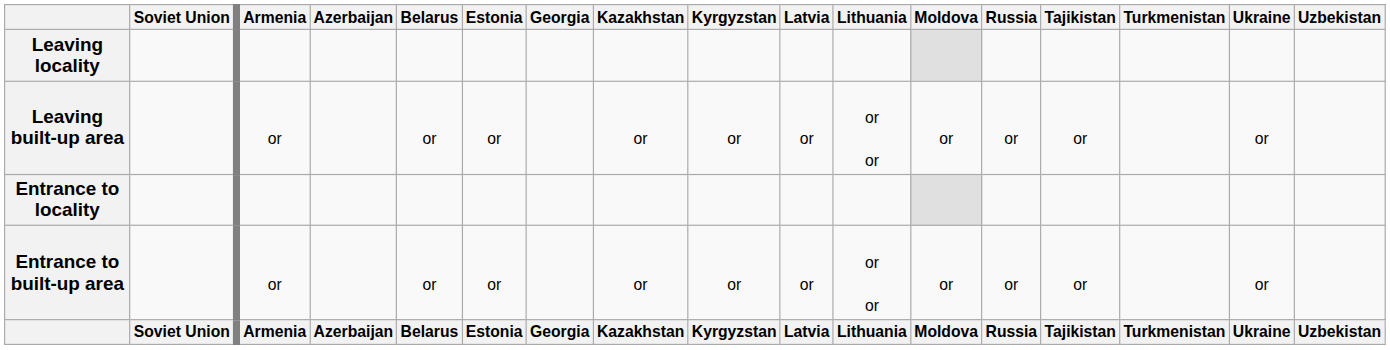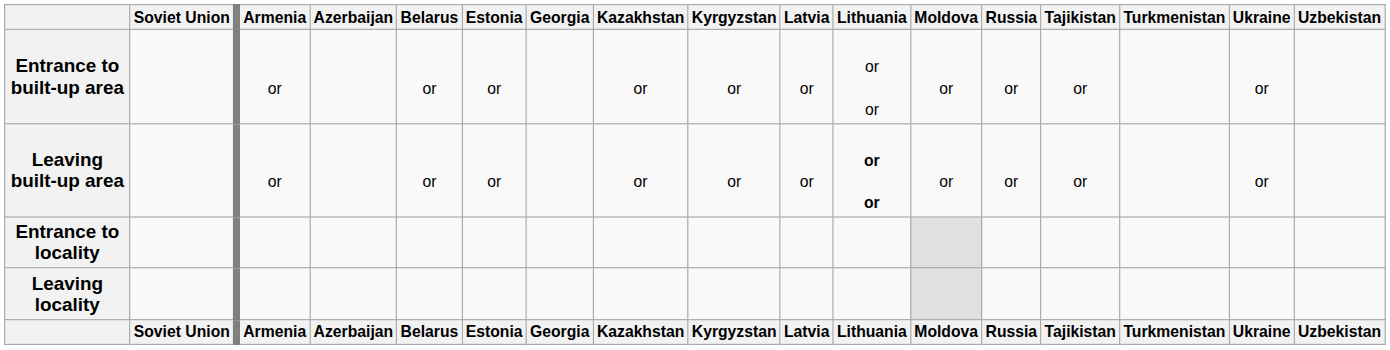rows swapped: (67, 272) <-> (67, 55)
(872, 139) normal -> (872, 180) bold
